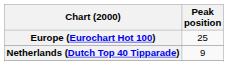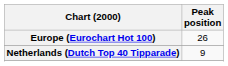(203, 38) 25 -> (203, 38) 26
